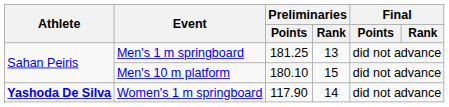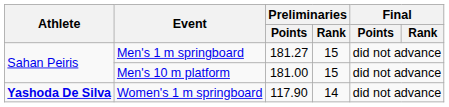(289, 53) 181.25 -> (289, 53) 181.27
(331, 53) 13 -> (331, 53) 15
(289, 73) 180.10 -> (289, 73) 181.00
